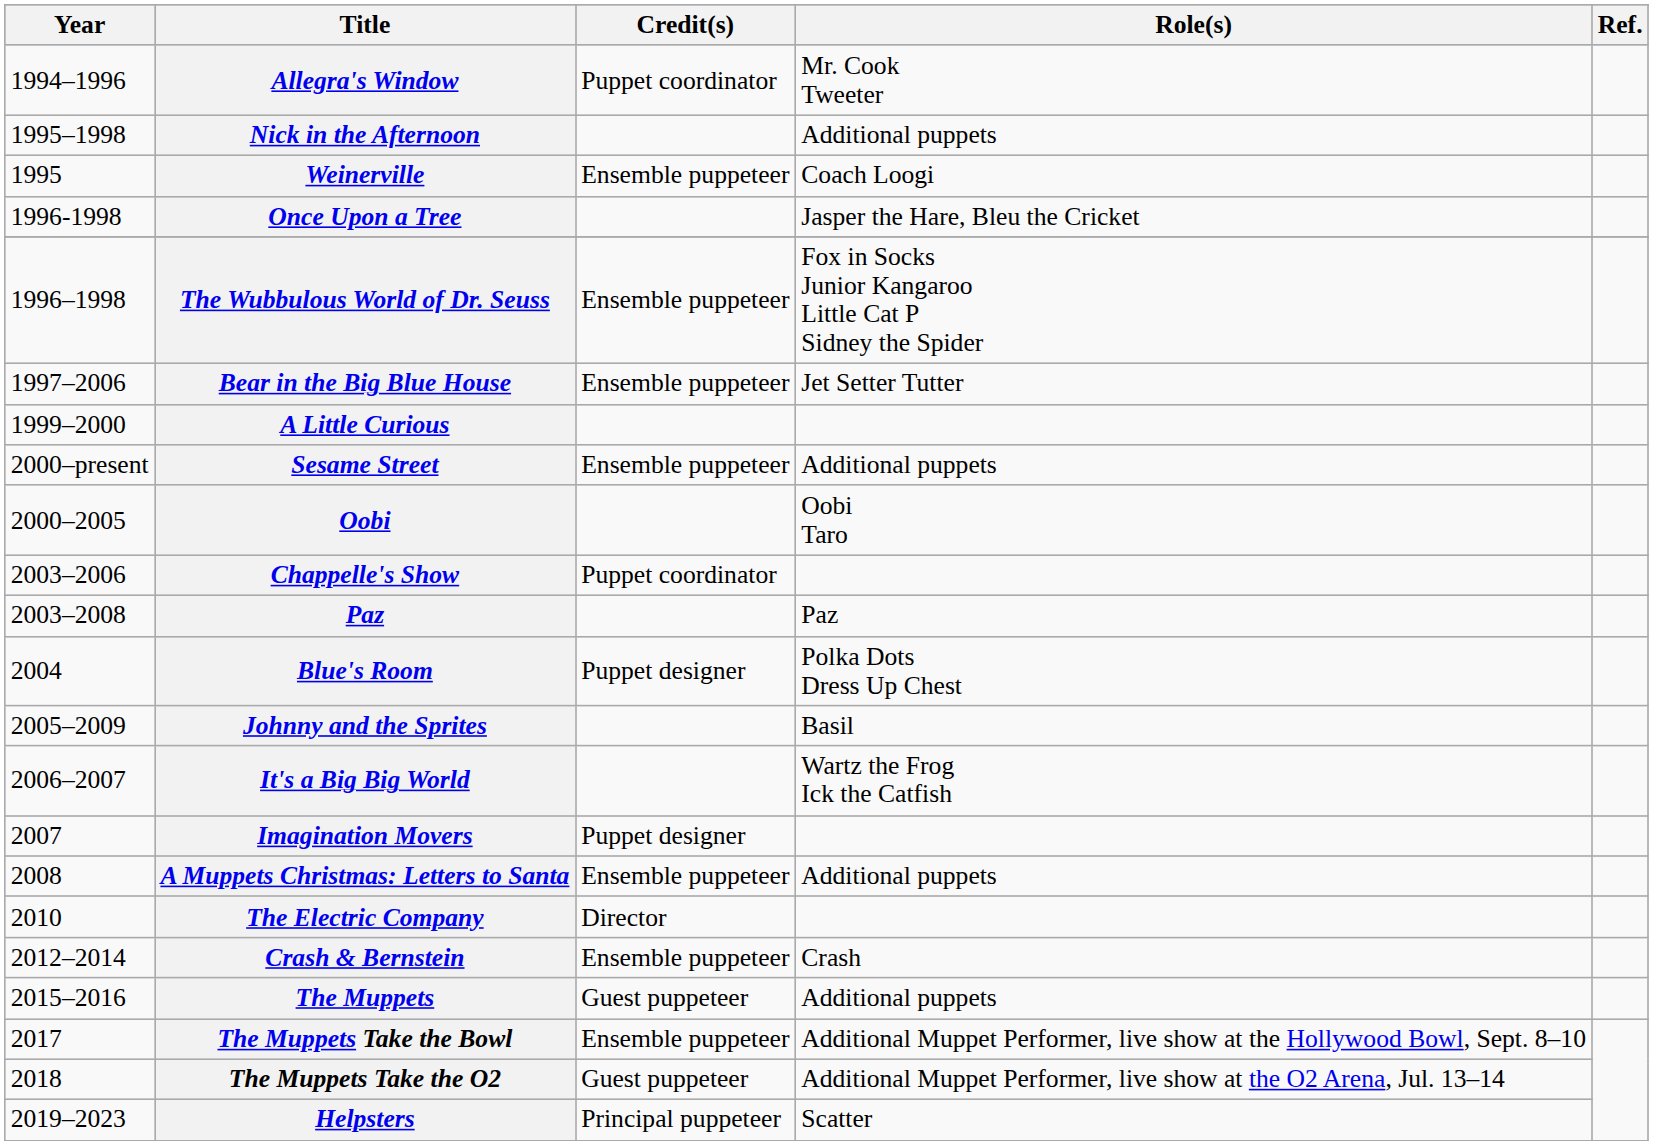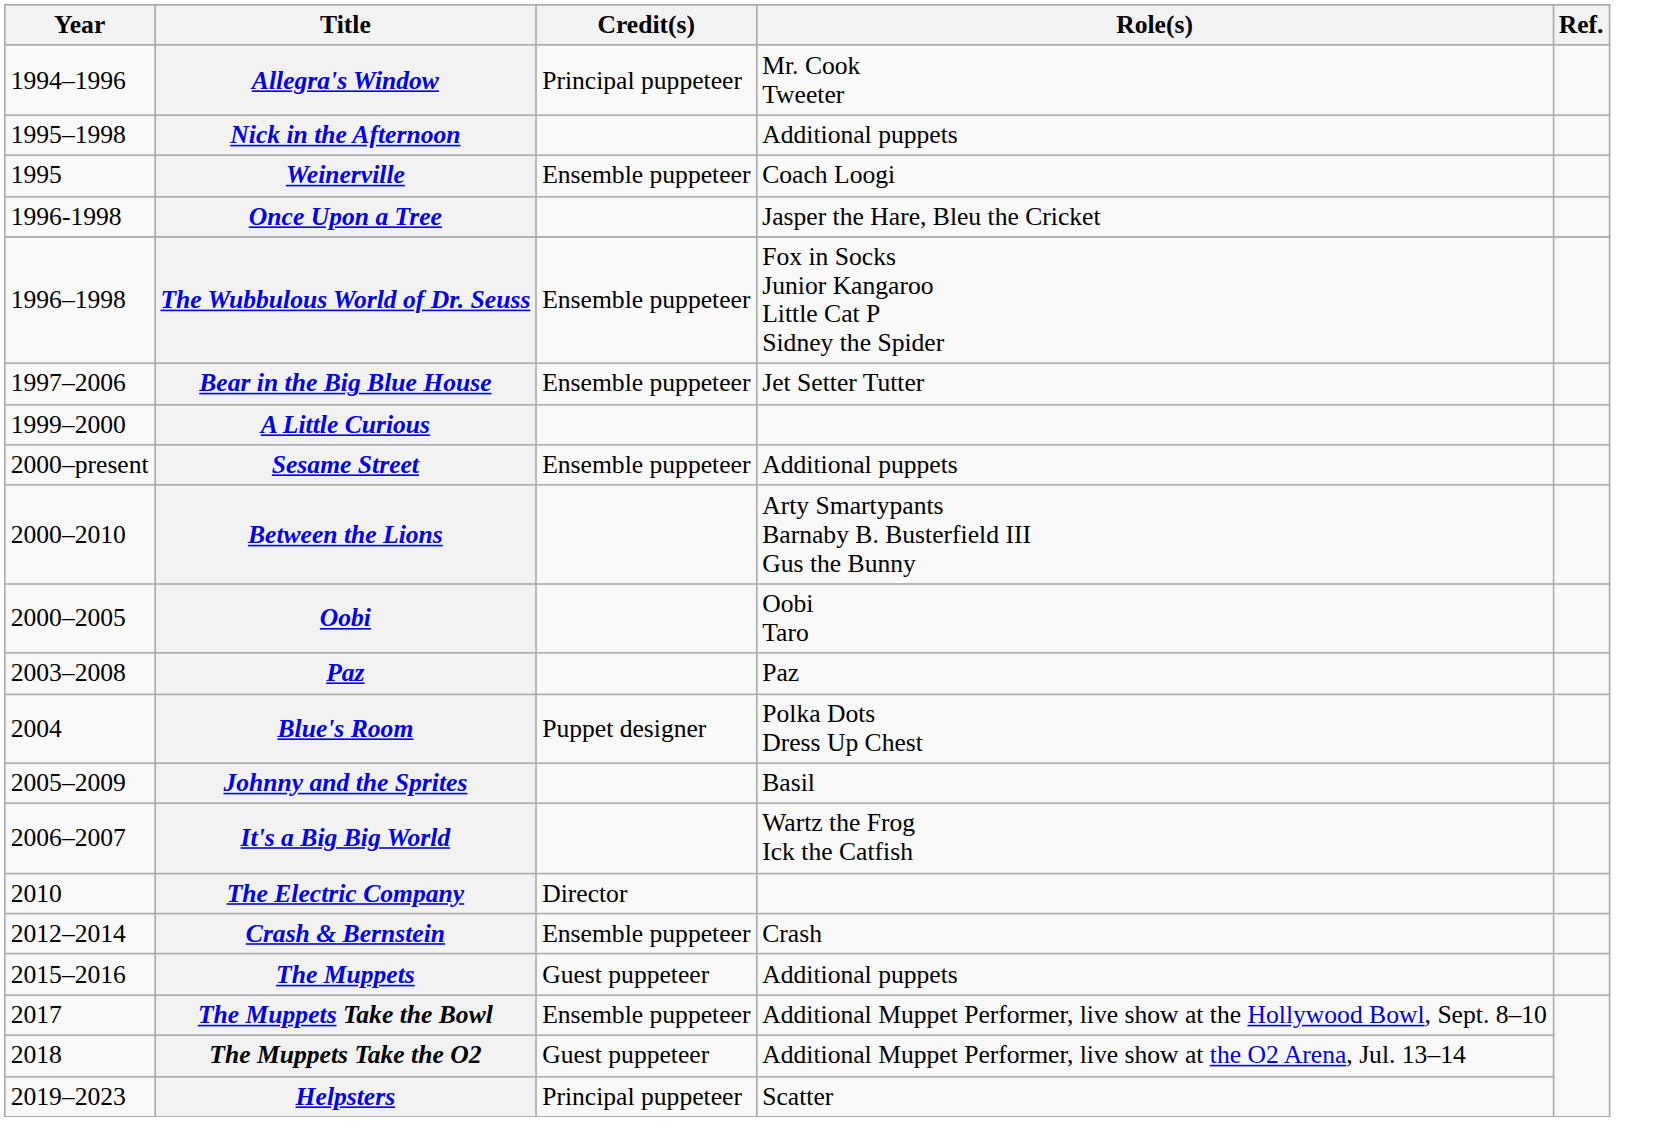(679, 79) Puppet coordinator -> (642, 79) Principal puppeteer
+ row: (345, 534)
- row: (365, 574)
- row: (365, 835)
- row: (365, 876)
